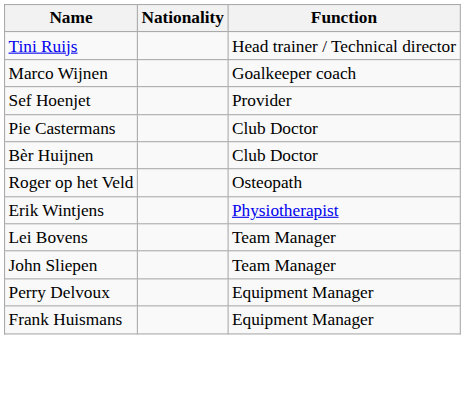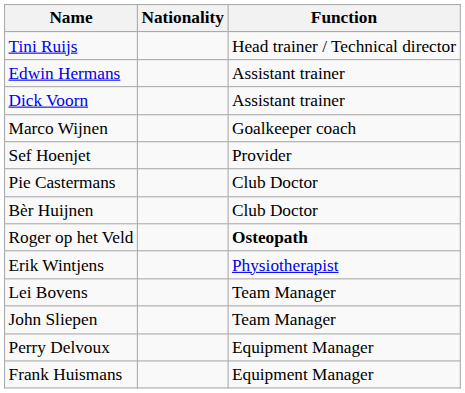+ row: (64, 73)
+ row: (48, 100)
(267, 182) normal -> (270, 237) bold
